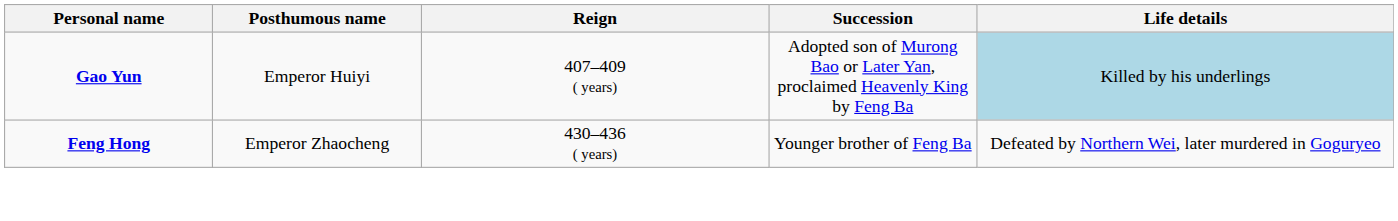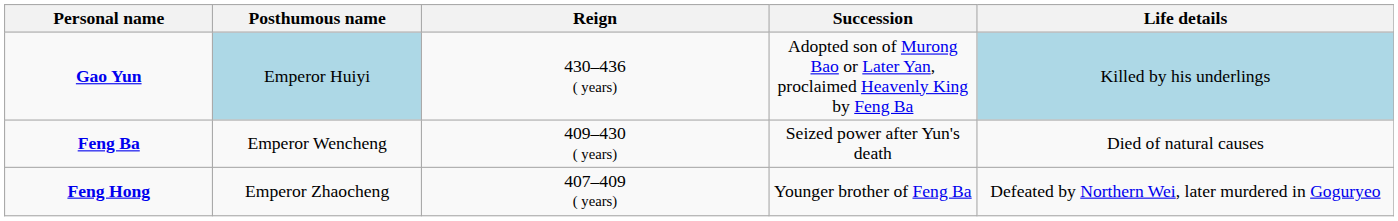(317, 76) no background -> (317, 76) lightblue background
(595, 76) 407–409 ( years) -> (595, 76) 430–436 ( years)
+ row: (109, 143)
(595, 143) 430–436 ( years) -> (595, 191) 407–409 ( years)
